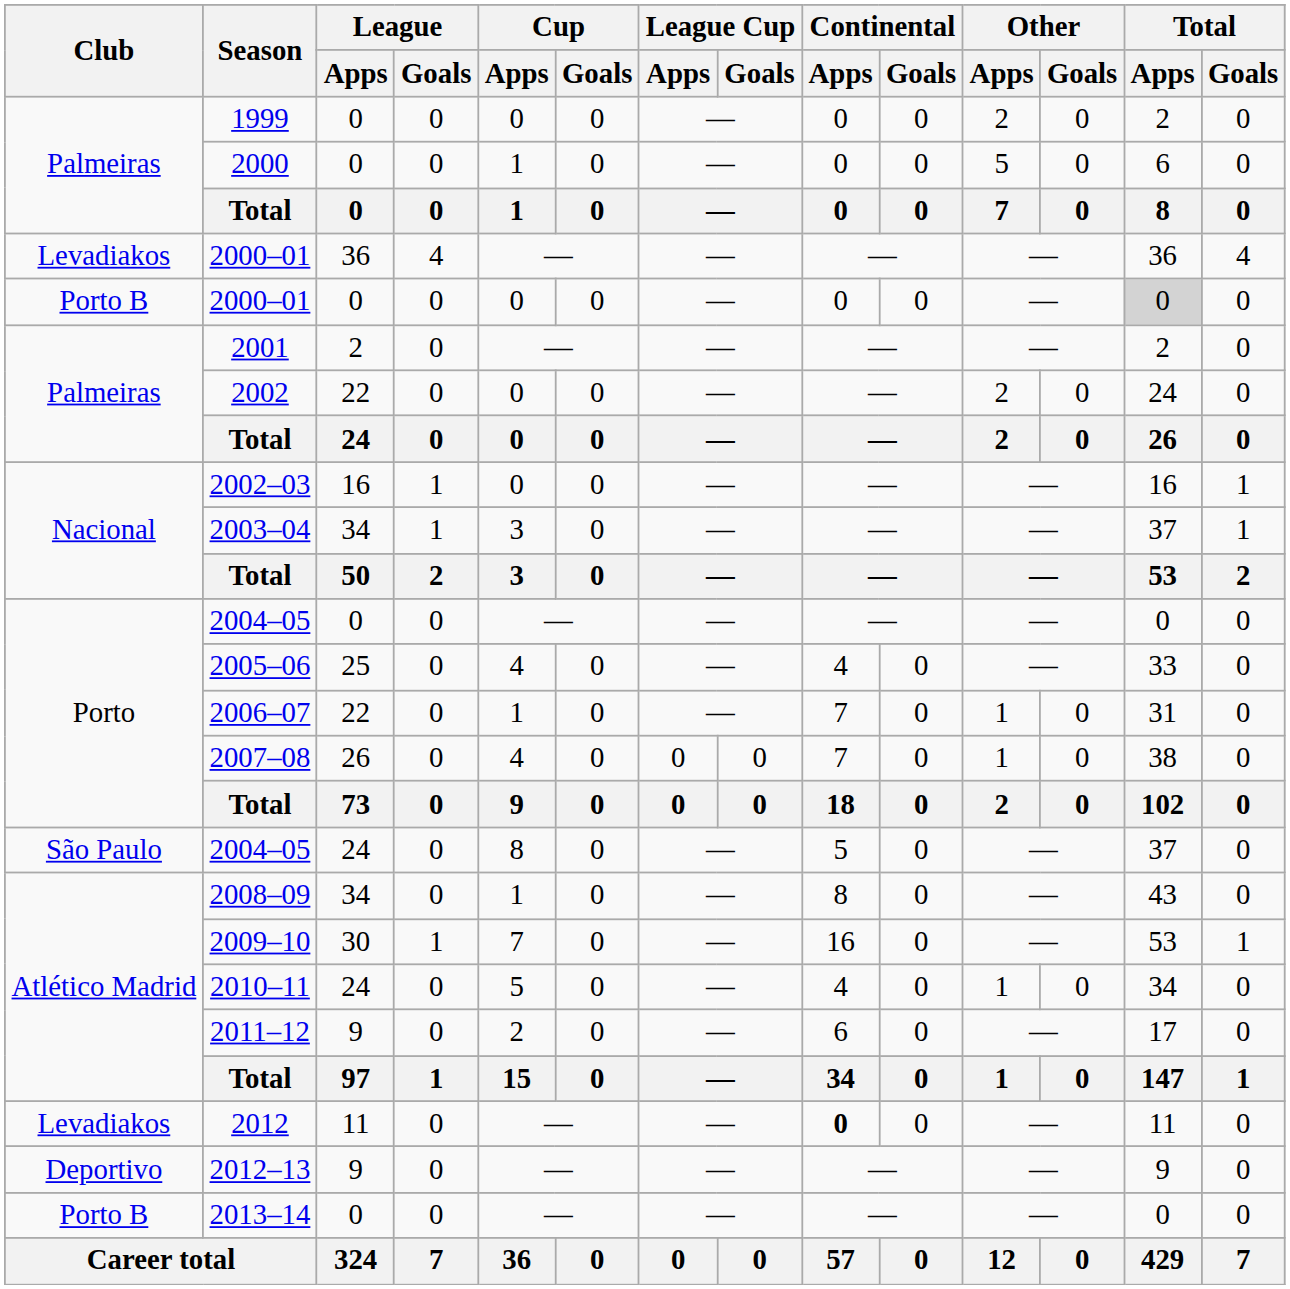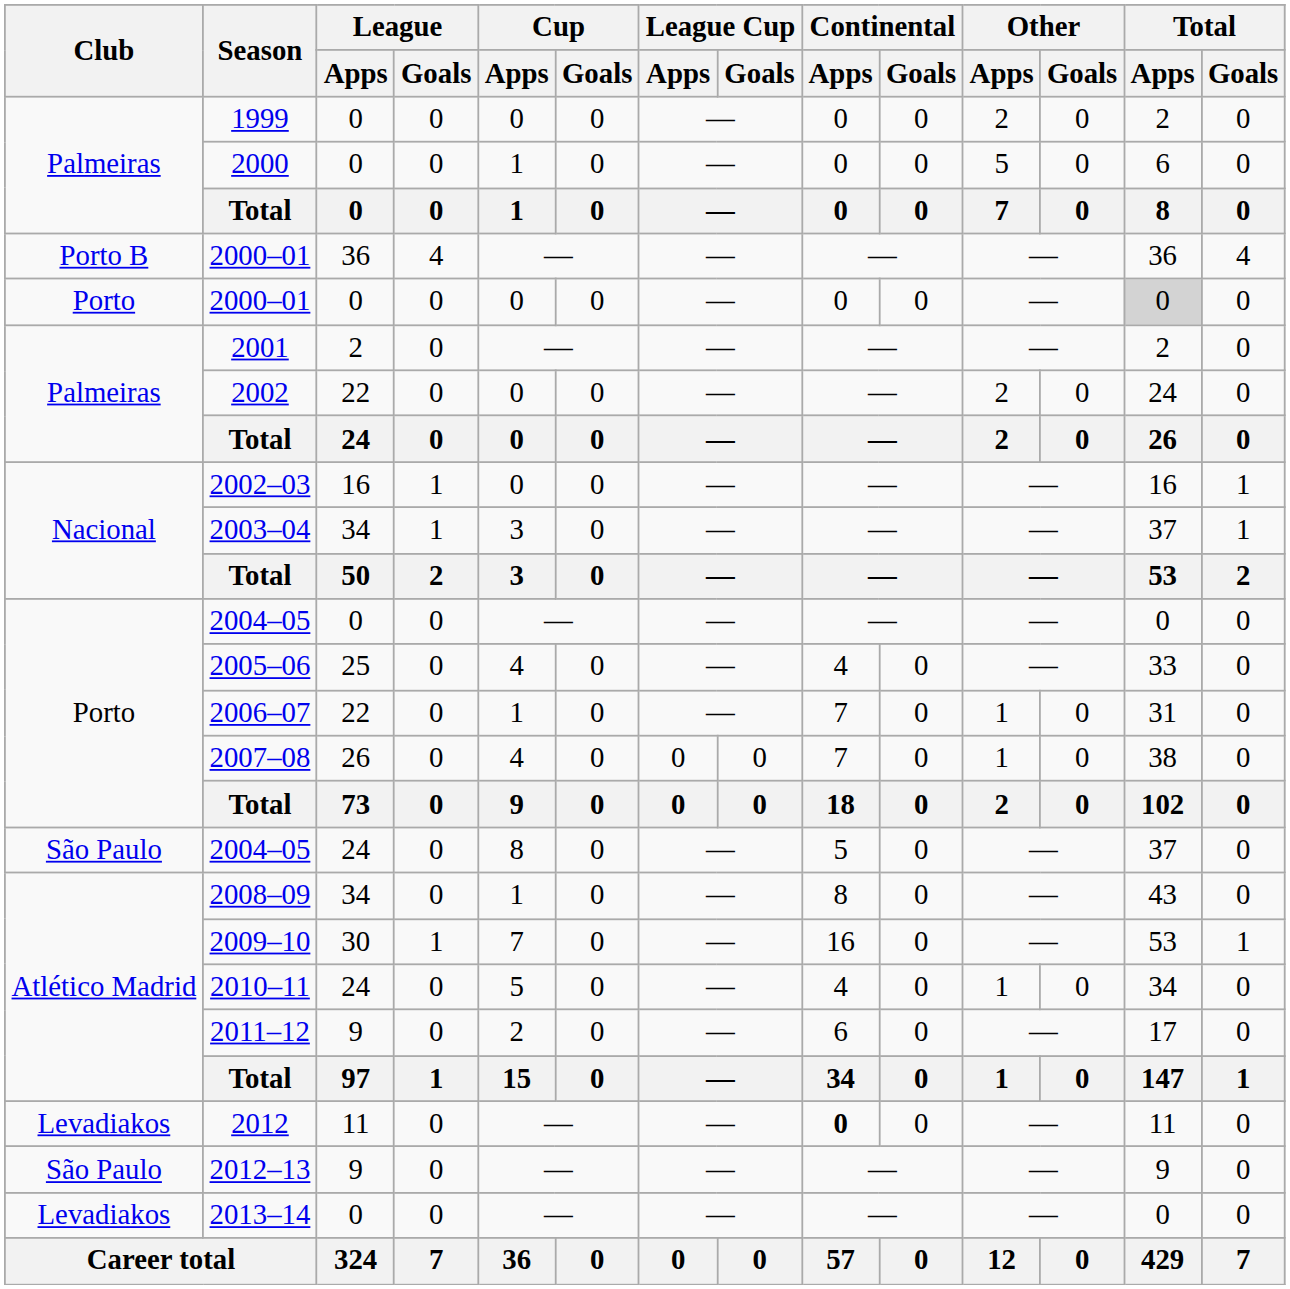(104, 255) Levadiakos -> (104, 255) Porto B
(104, 301) Porto B -> (104, 301) Porto
(104, 1169) Deportivo -> (104, 1169) São Paulo
(104, 1214) Porto B -> (104, 1214) Levadiakos
